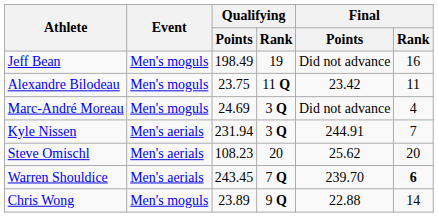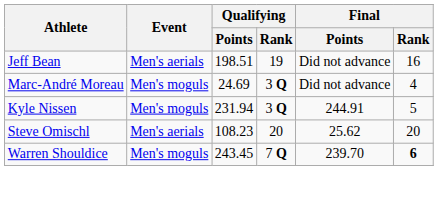(169, 62) Men's moguls -> (167, 62) Men's aerials
(234, 62) 198.49 -> (234, 62) 198.51
- row: (64, 85)
(167, 131) Men's aerials -> (169, 108) Men's moguls
(413, 131) 7 -> (413, 108) 5
(167, 177) Men's aerials -> (169, 154) Men's moguls
- row: (41, 200)
